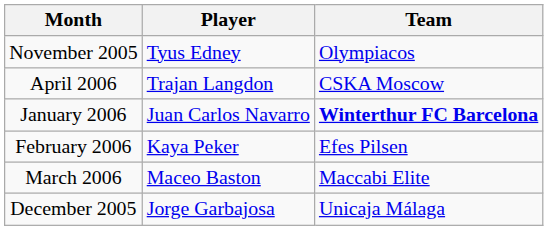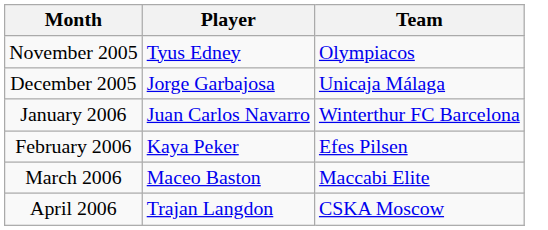rows swapped: (73, 209) <-> (73, 83)
(429, 114) bold -> (419, 114) normal
